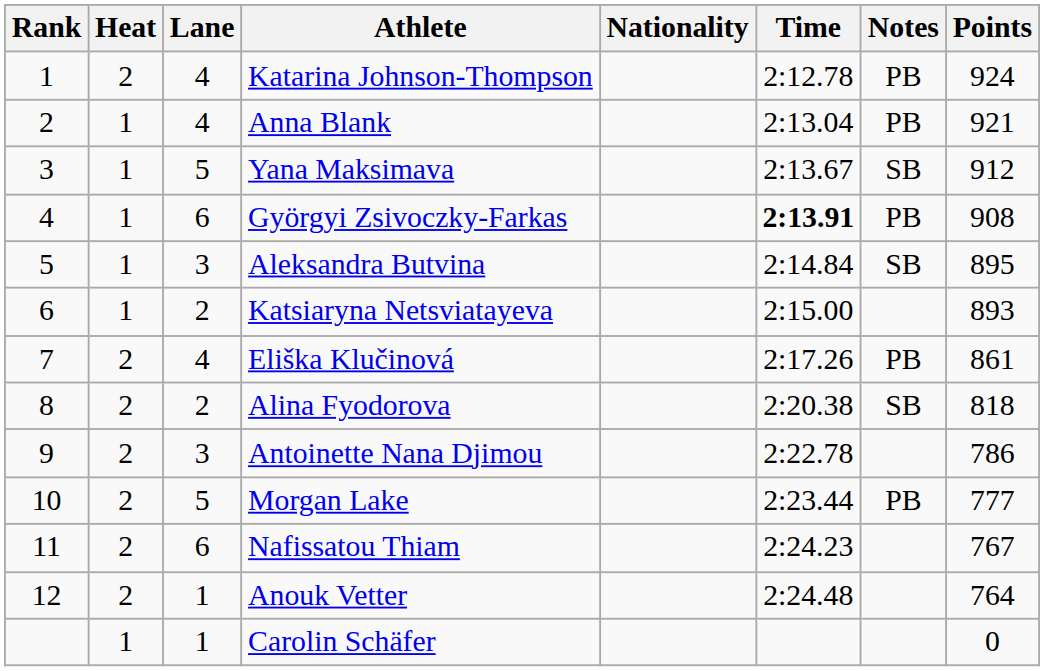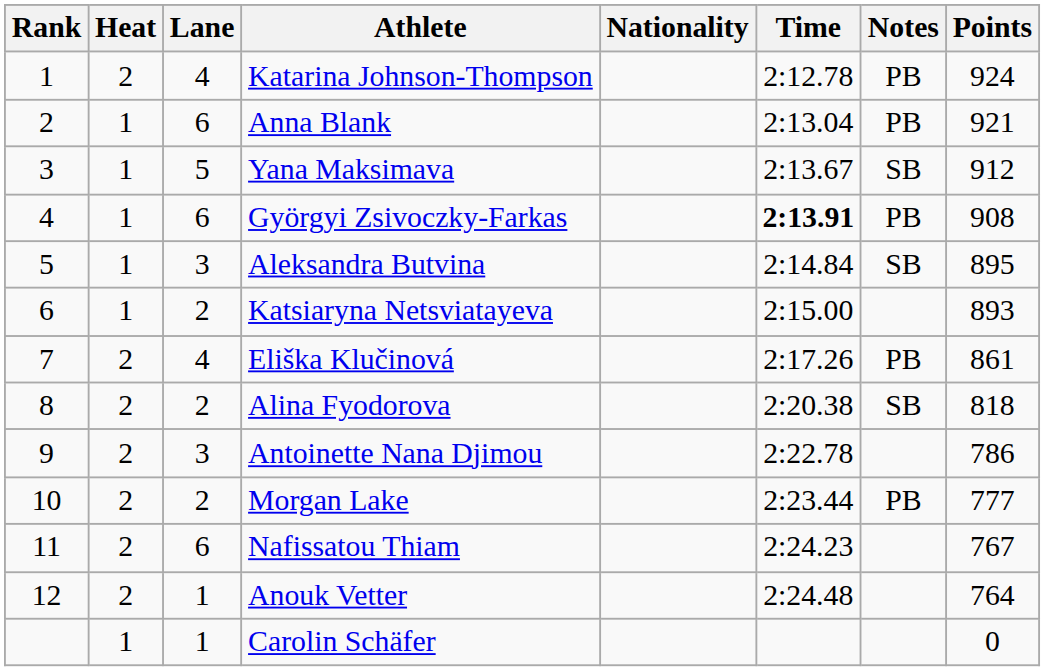(202, 122) 4 -> (202, 122) 6
(202, 500) 5 -> (202, 500) 2
